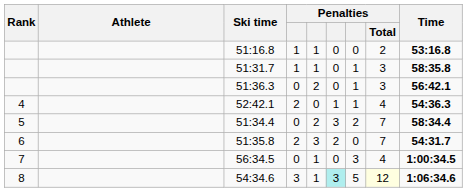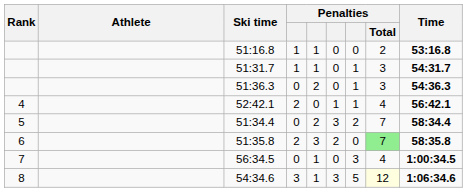(431, 68) 58:35.8 -> (431, 68) 54:31.7
(431, 86) 56:42.1 -> (431, 86) 54:36.3
(431, 104) 54:36.3 -> (431, 104) 56:42.1
(383, 141) no background -> (383, 141) lightgreen background
(431, 141) 54:31.7 -> (431, 141) 58:35.8
(336, 178) paleturquoise background -> (336, 178) no background
